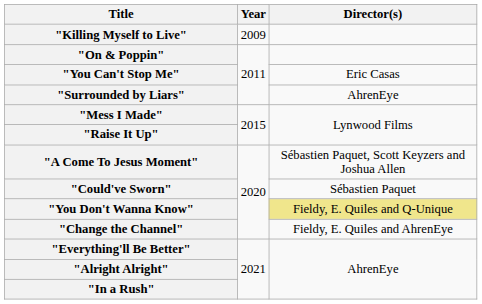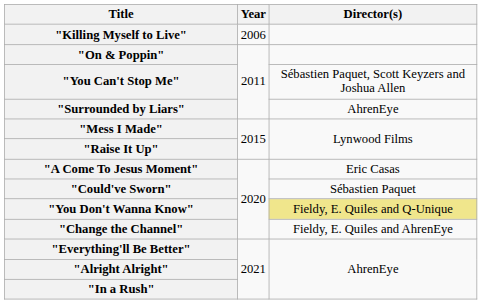(253, 34) 2009 -> (253, 34) 2006
(373, 74) Eric Casas -> (373, 81) Sébastien Paquet, Scott Keyzers and Joshua Allen
(373, 161) Sébastien Paquet, Scott Keyzers and Joshua Allen -> (373, 169) Eric Casas
